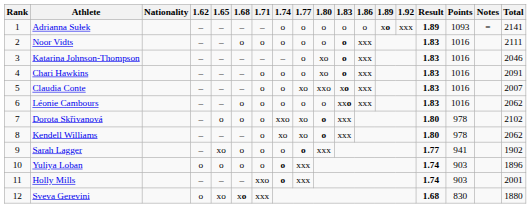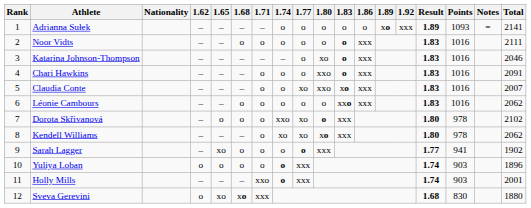(324, 73) xo -> (324, 73) xxo
(324, 134) o -> (324, 134) xo
